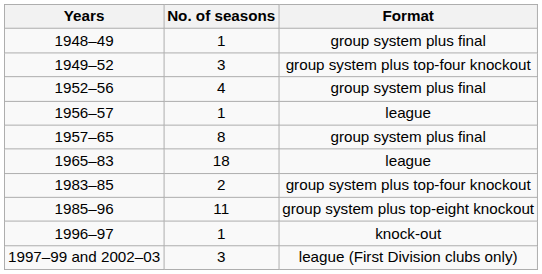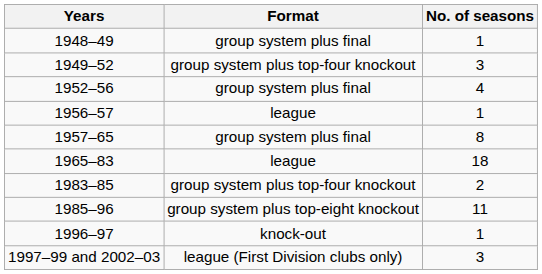columns swapped: (221, 16) <-> (408, 16)
